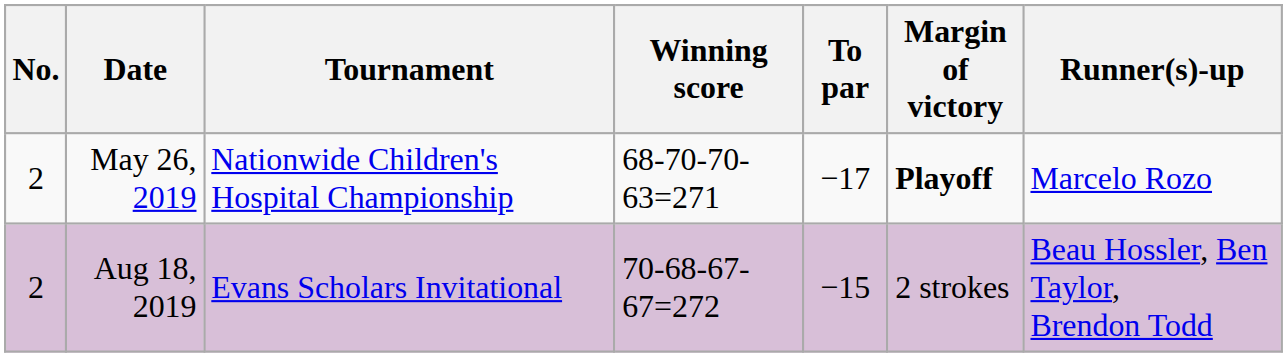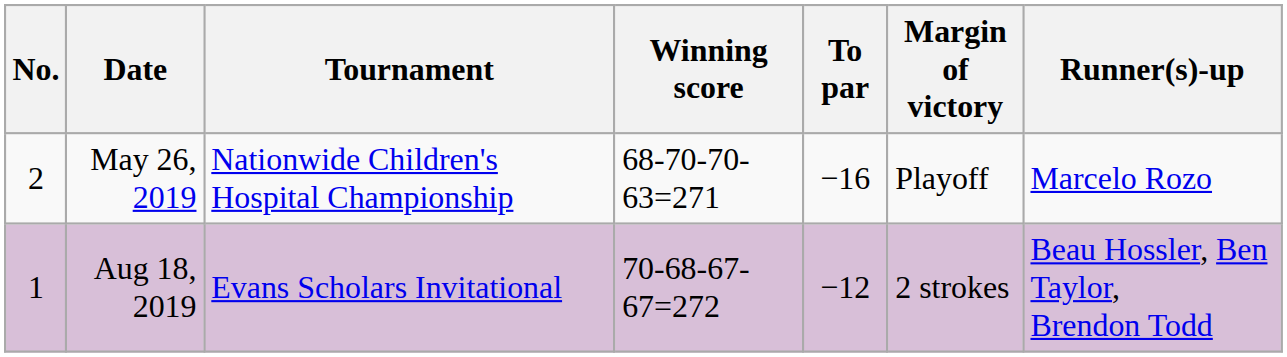(845, 178) −17 -> (845, 178) −16
(944, 178) bold -> (942, 178) normal
(36, 287) 2 -> (36, 287) 1
(845, 287) −15 -> (845, 287) −12
